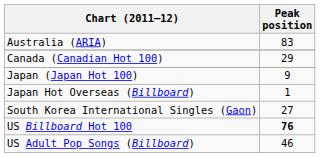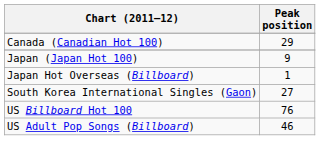- row: (57, 42)
(287, 127) bold -> (287, 110) normal
